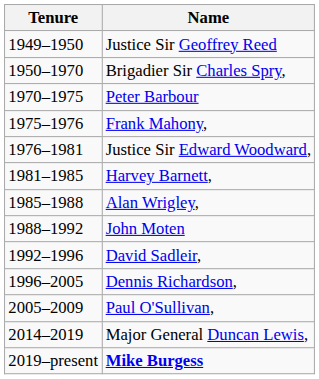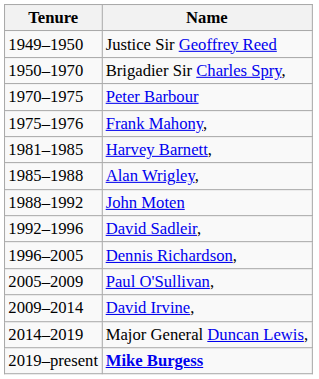- row: (208, 149)
+ row: (150, 307)
